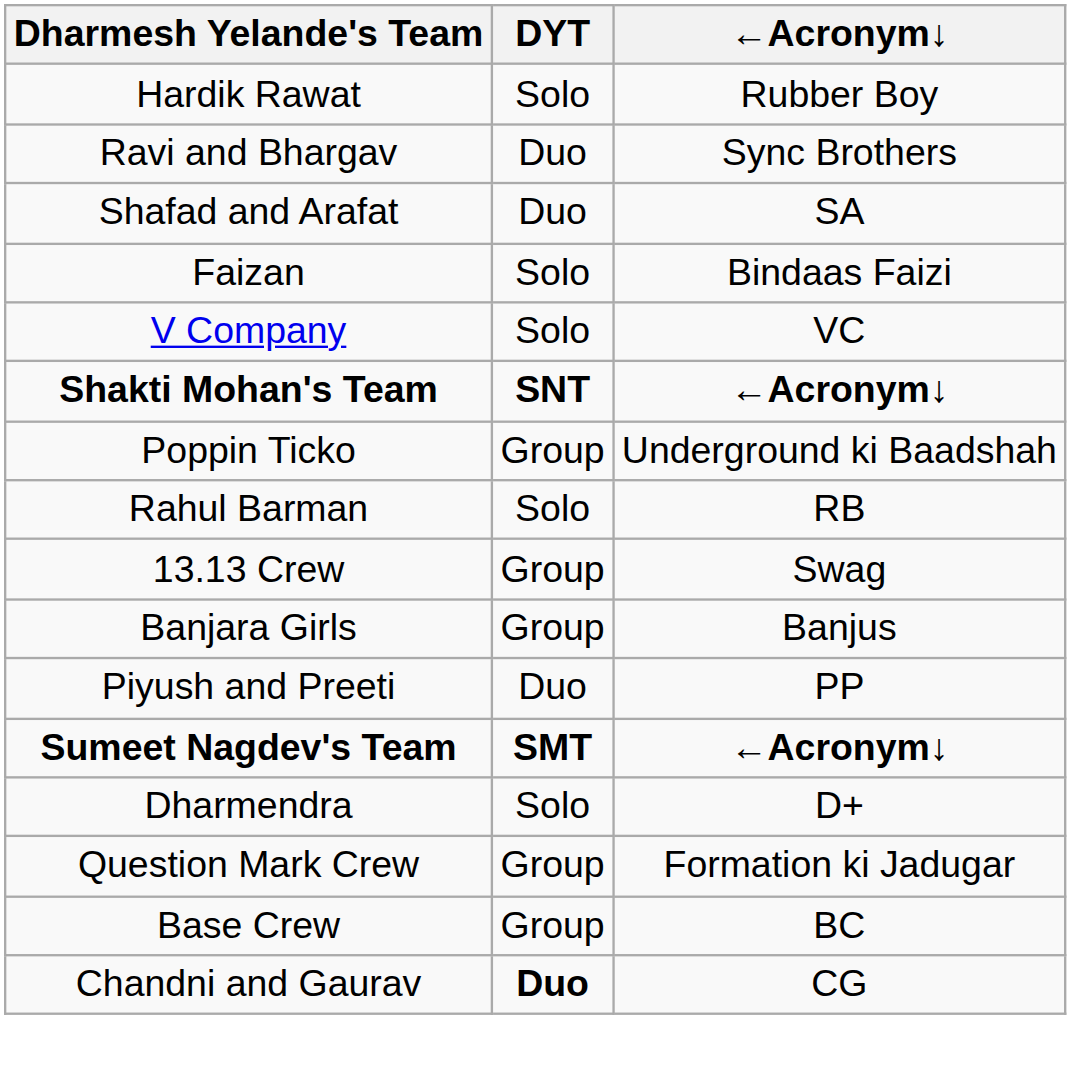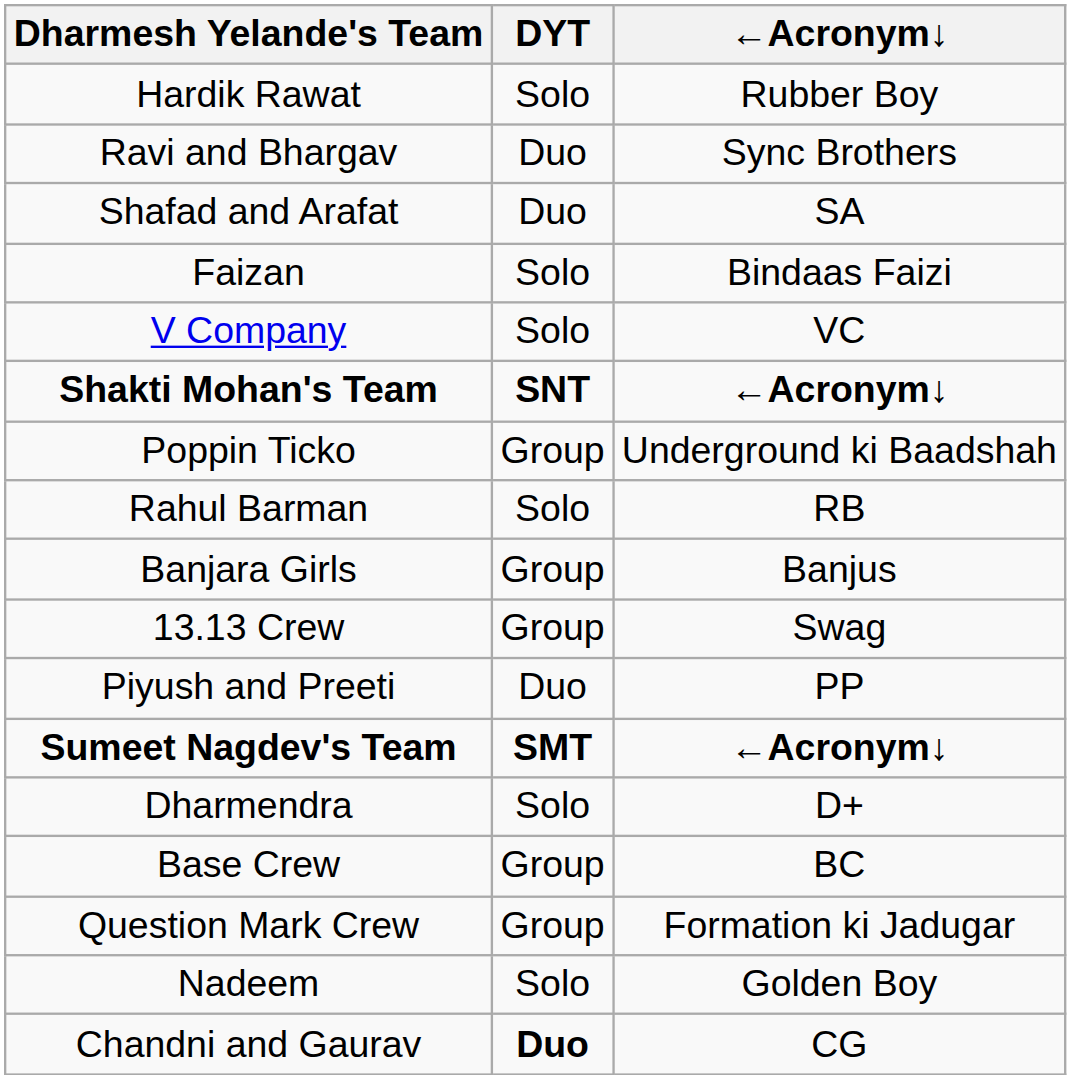rows swapped: (249, 568) <-> (249, 627)
rows swapped: (249, 865) <-> (249, 924)
+ row: (249, 984)
